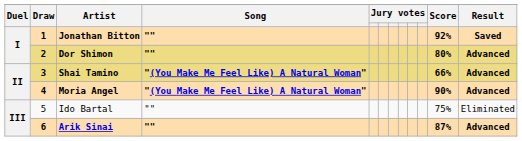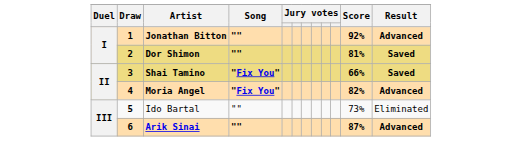(488, 36) Saved -> (401, 36) Advanced
(443, 54) 80% -> (356, 54) 81%
(488, 54) Advanced -> (401, 54) Saved
(255, 72) "(You Make Me Feel Like) A Natural Woman" -> (255, 72) "Fix You"
(488, 72) Advanced -> (401, 72) Saved
(255, 90) "(You Make Me Feel Like) A Natural Woman" -> (255, 90) "Fix You"
(443, 90) 90% -> (356, 90) 82%
(44, 109) normal -> (130, 109) bold
(443, 109) 75% -> (356, 109) 73%
